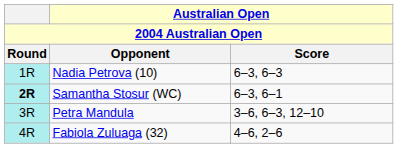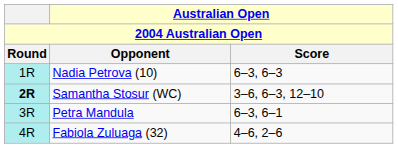(258, 93) 6–3, 6–1 -> (279, 93) 3–6, 6–3, 12–10
(279, 113) 3–6, 6–3, 12–10 -> (258, 113) 6–3, 6–1
